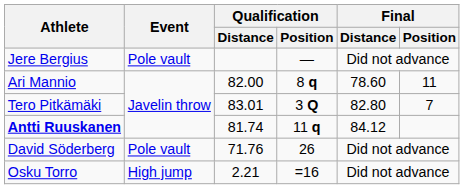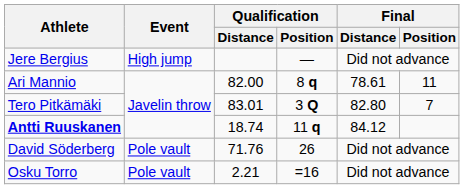(159, 60) Pole vault -> (160, 60) High jump
(368, 82) 78.60 -> (368, 82) 78.61
(246, 127) 81.74 -> (246, 127) 18.74
(160, 173) High jump -> (159, 173) Pole vault
